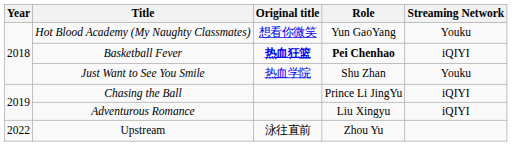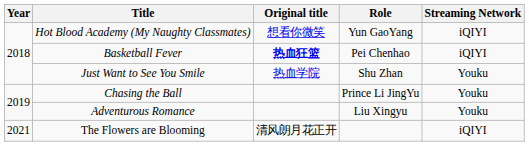(456, 32) Youku -> (473, 32) iQIYI
(363, 53) bold -> (380, 53) normal
(456, 93) iQIYI -> (473, 93) Youku
(456, 111) iQIYI -> (473, 111) Youku
+ row: (143, 130)
- row: (143, 130)
